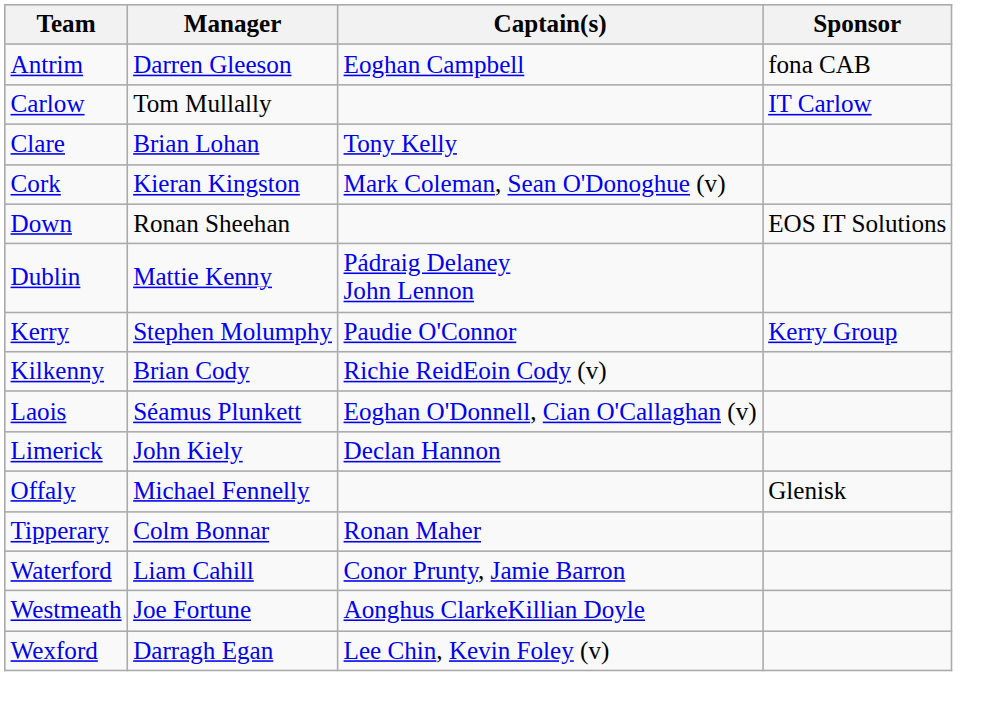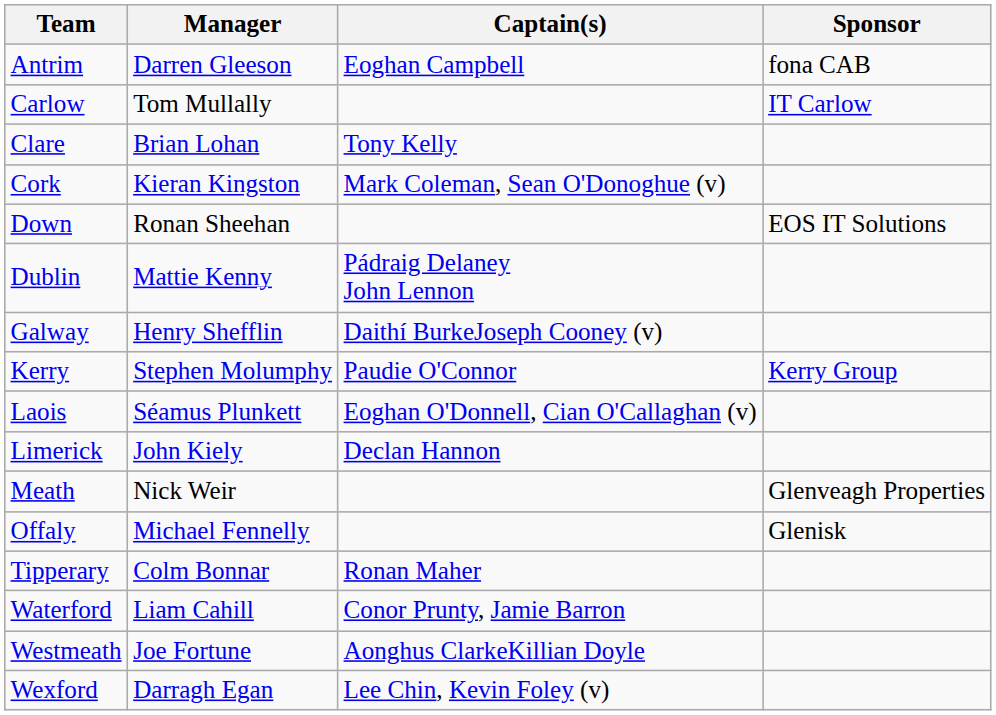+ row: (50, 331)
- row: (57, 371)
+ row: (43, 490)
